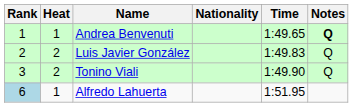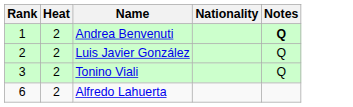- column: (285, 14)
(56, 33) 1 -> (56, 33) 2
(22, 92) lightblue background -> (22, 92) no background
(56, 92) 1 -> (56, 92) 2
